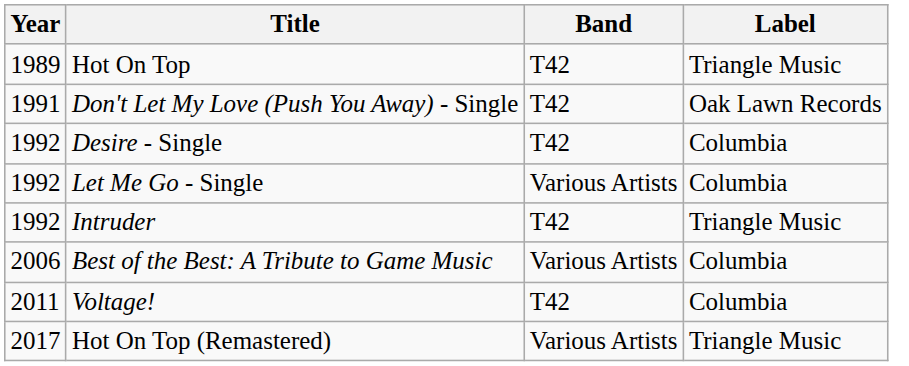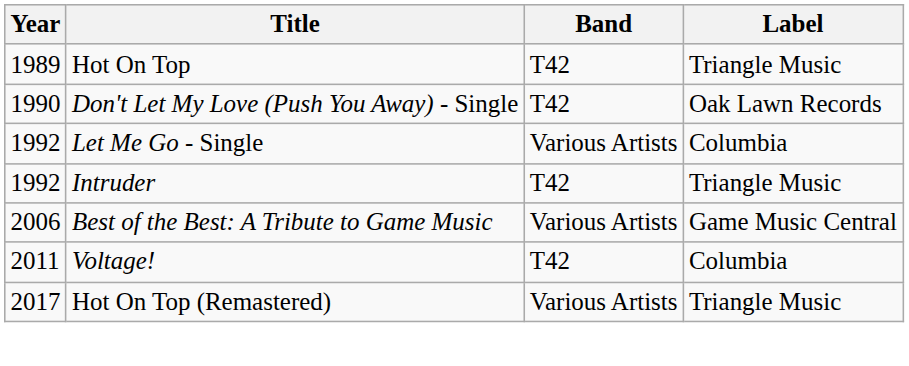(35, 103) 1991 -> (35, 103) 1990
- row: (147, 143)
(738, 261) Columbia -> (793, 222) Game Music Central
